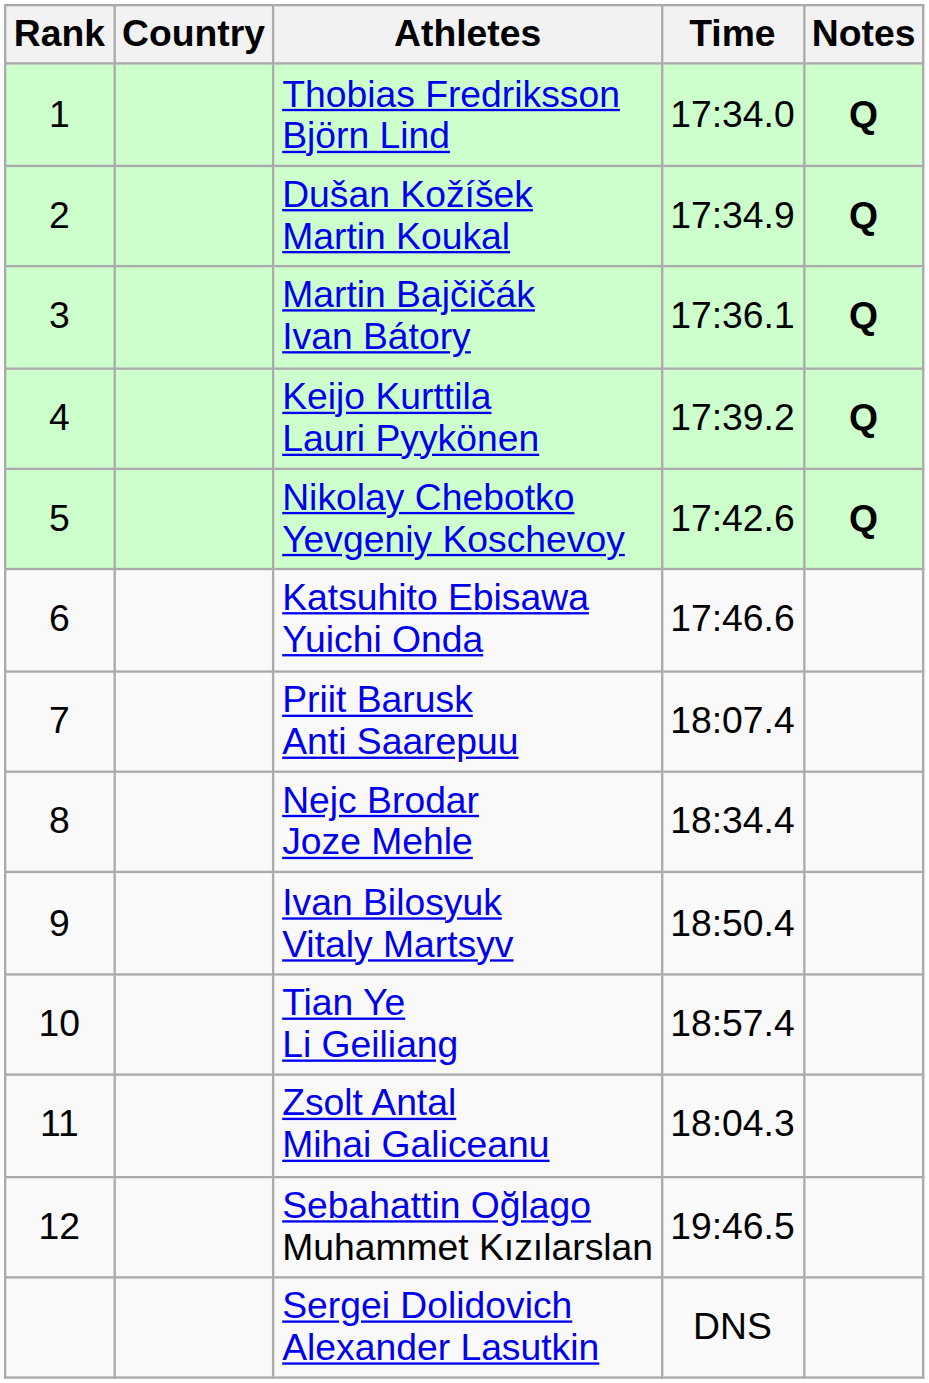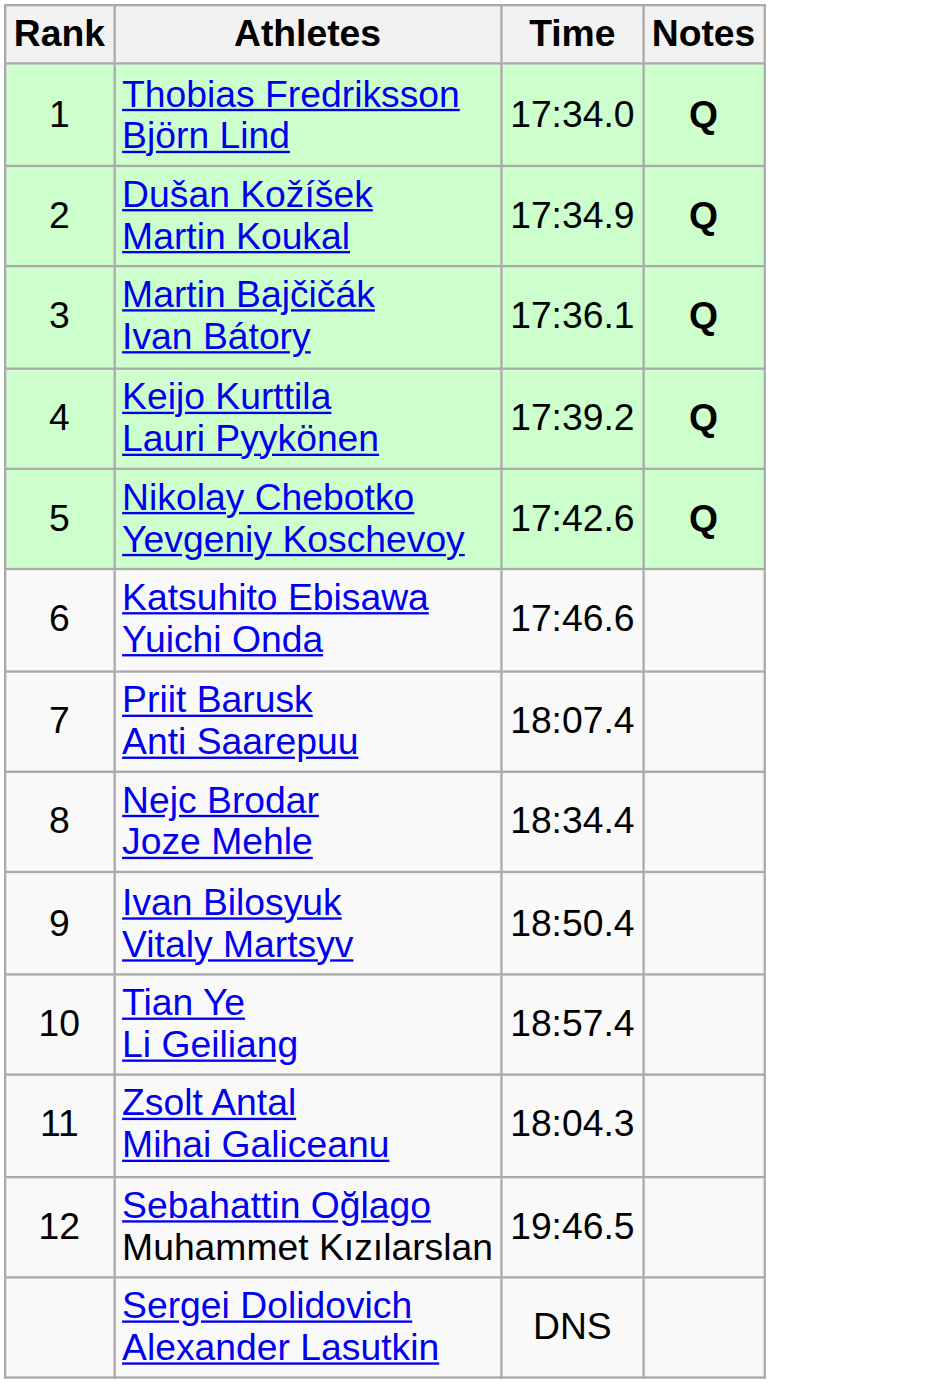- column: (194, 34)
